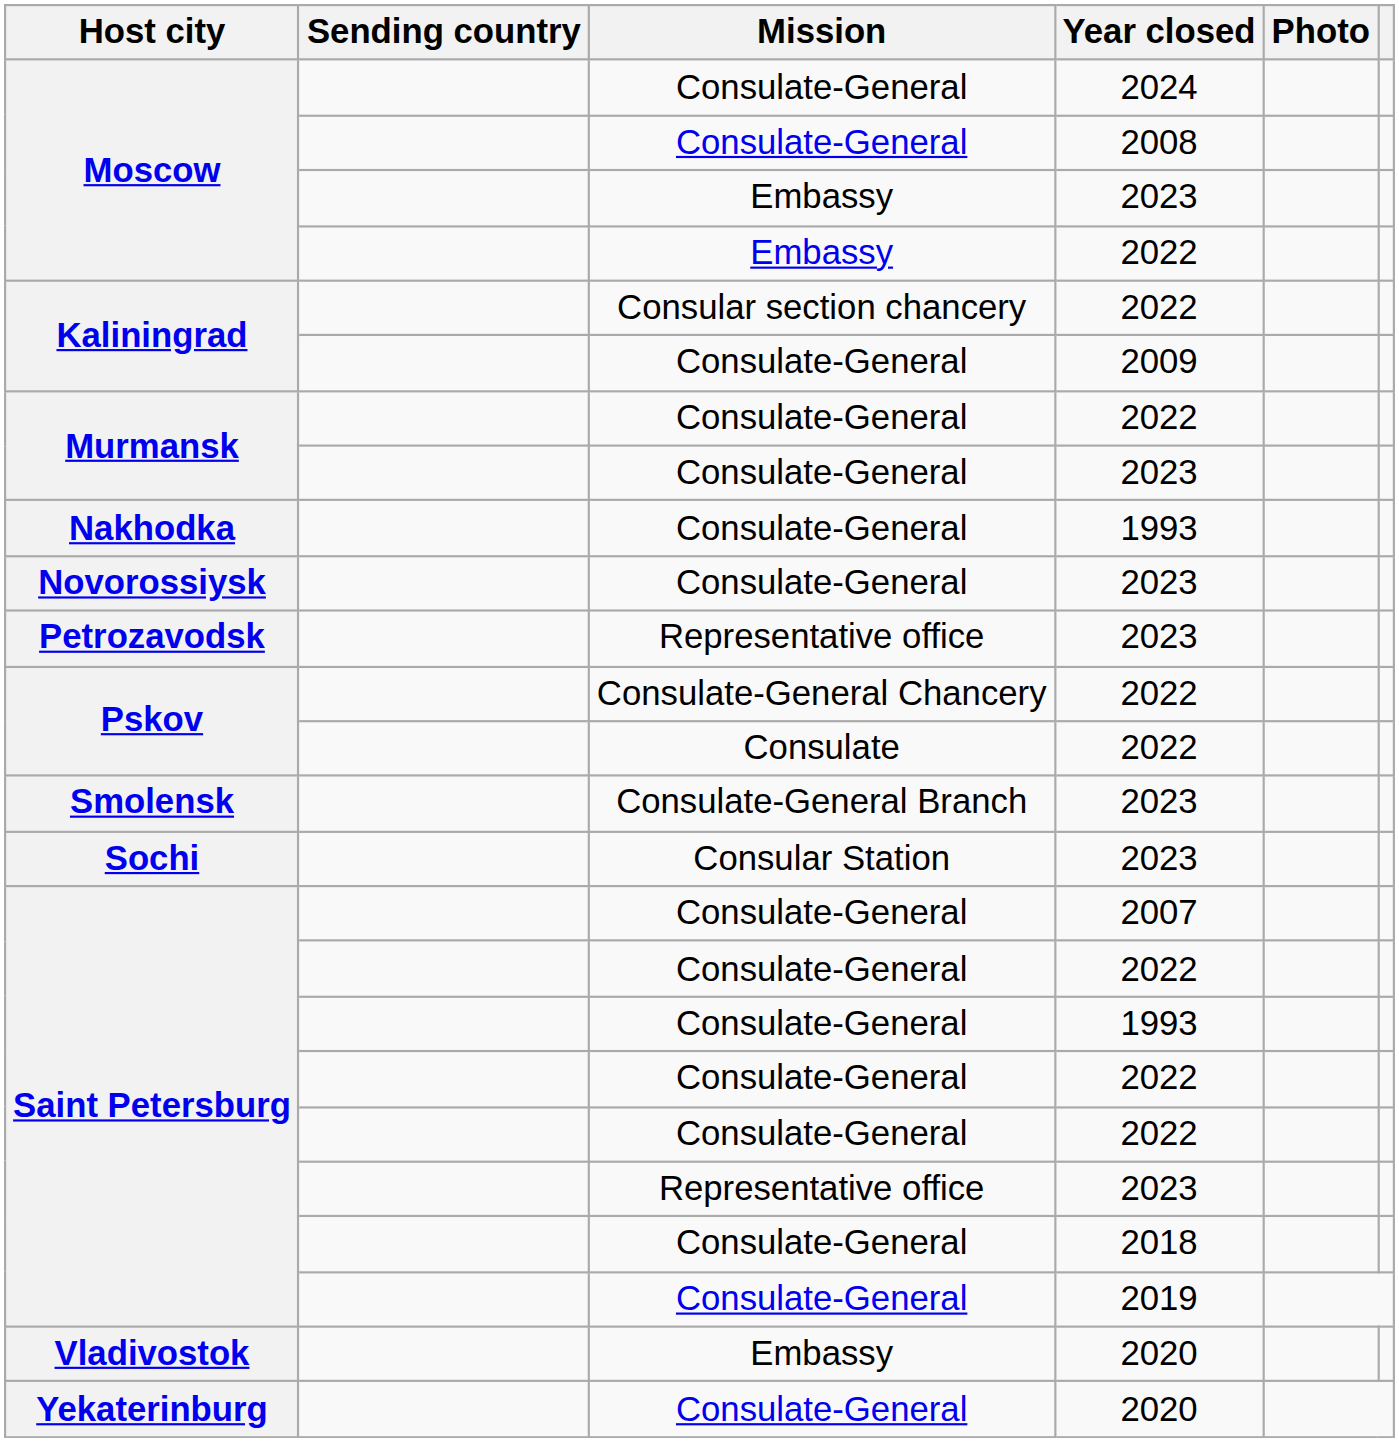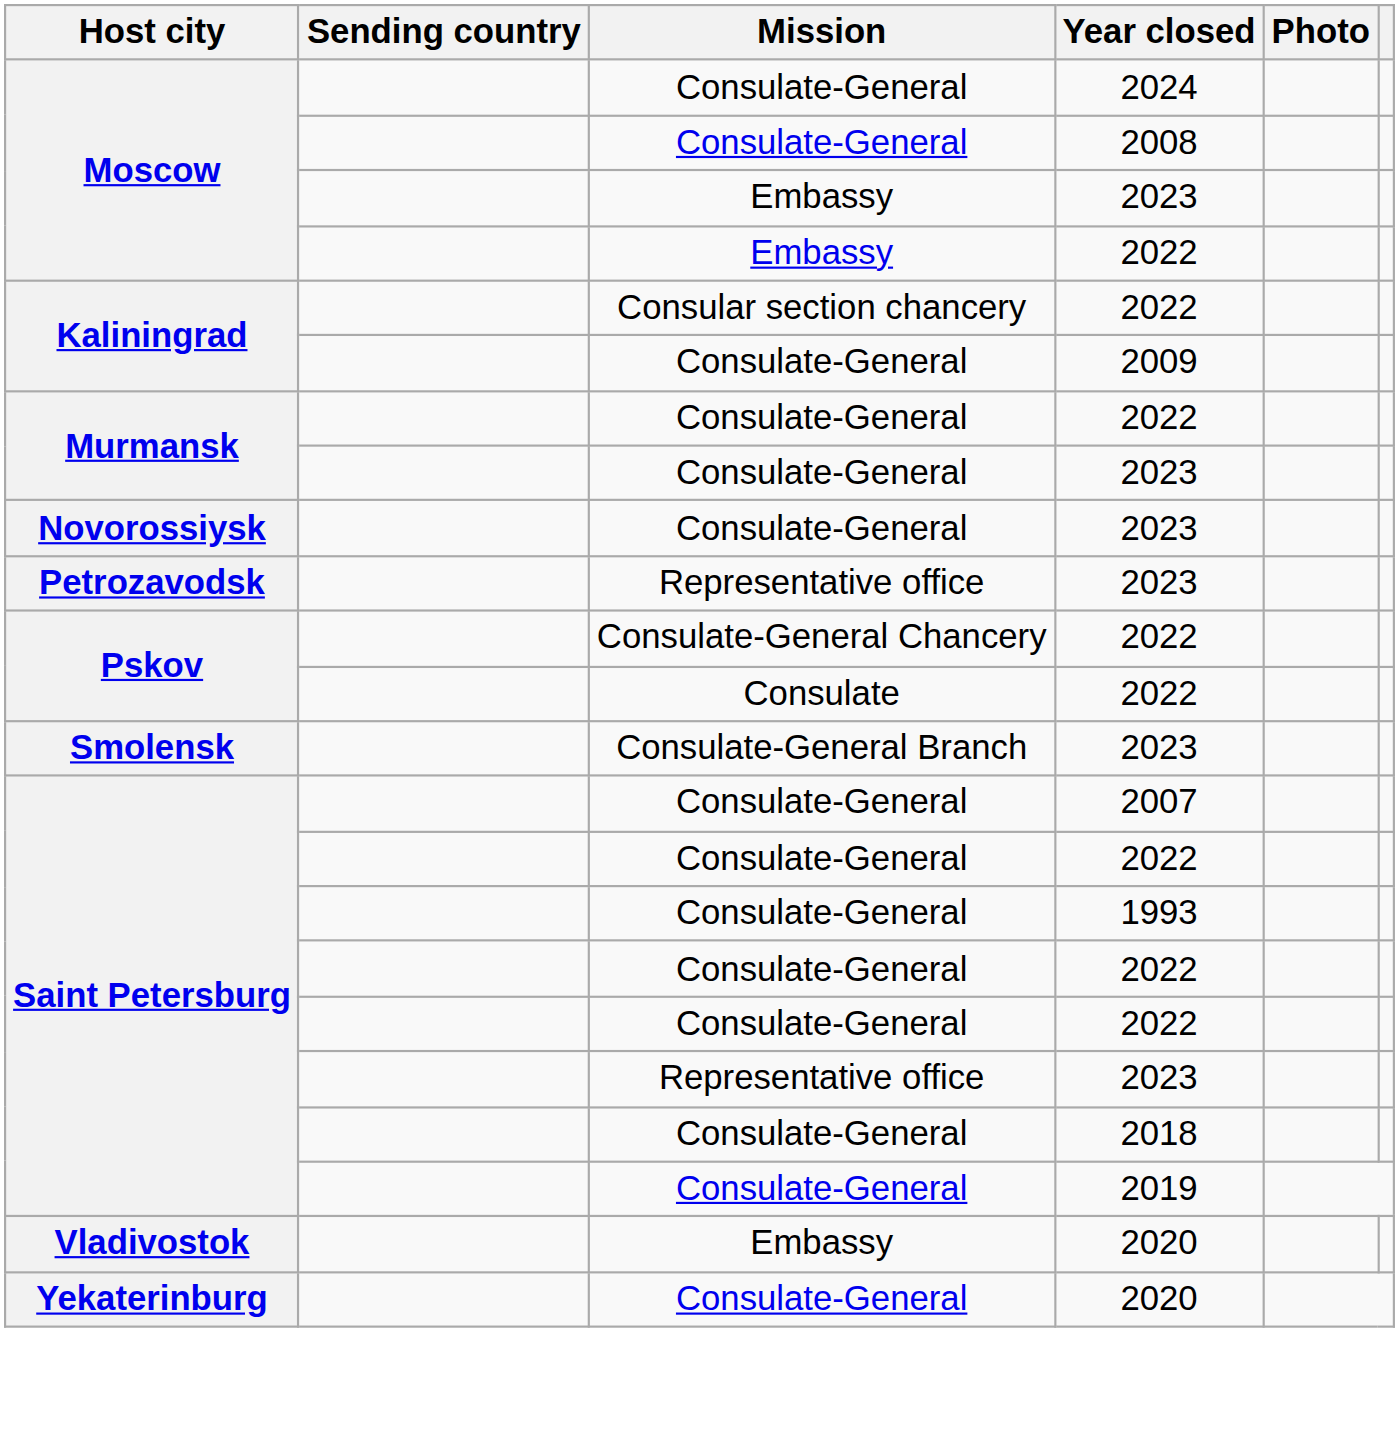- row: (152, 527)
- row: (152, 857)
